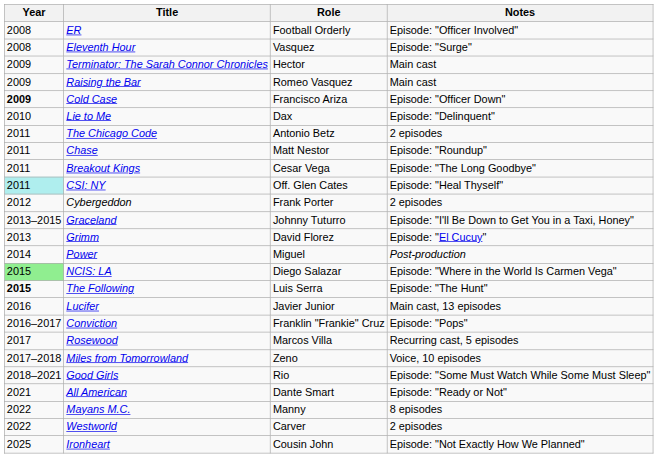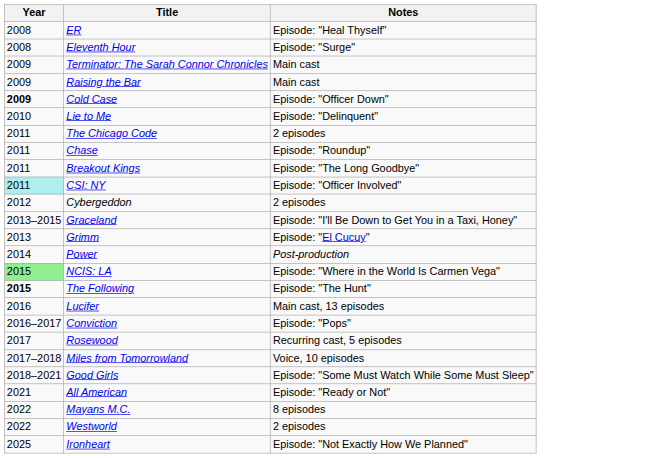- column: (329, 13)
(454, 30) Episode: "Officer Involved" -> (330, 30) Episode: "Heal Thyself"
(446, 185) Episode: "Heal Thyself" -> (337, 185) Episode: "Officer Involved"
